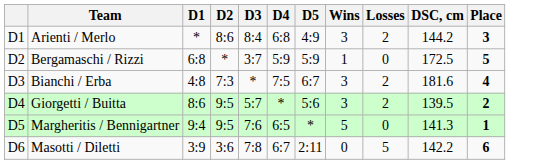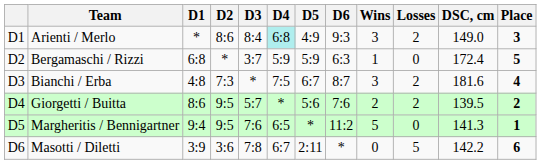+ column: (341, 15)
(281, 37) no background -> (281, 37) paleturquoise background
(437, 37) 144.2 -> (468, 37) 149.0
(437, 59) 172.5 -> (468, 59) 172.4
(344, 103) 3 -> (375, 103) 2
